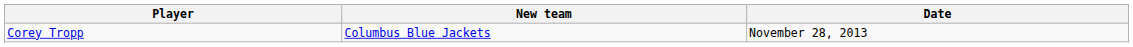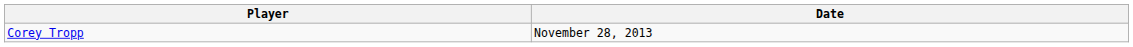- column: (544, 14)
